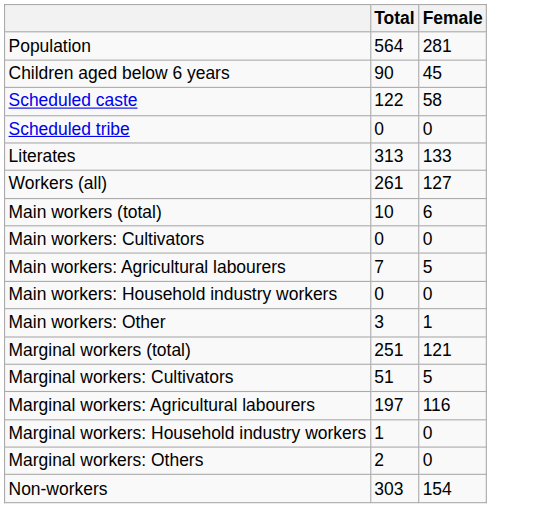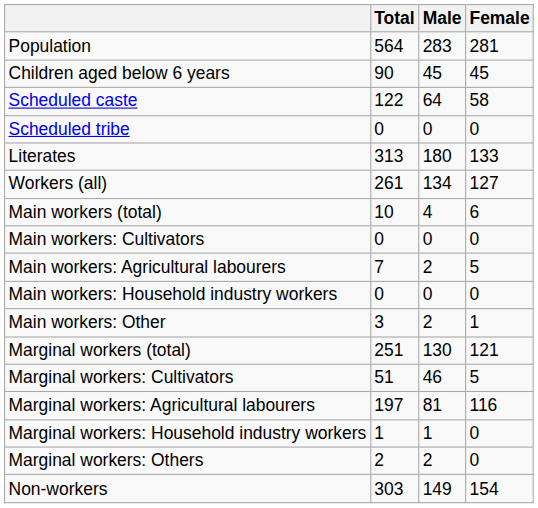+ column: (442, 18)
